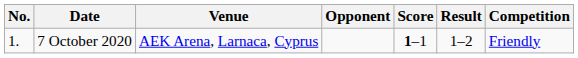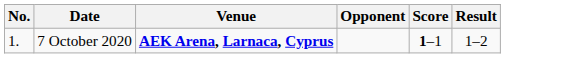- column: (529, 16)
(229, 40) normal -> (236, 40) bold
